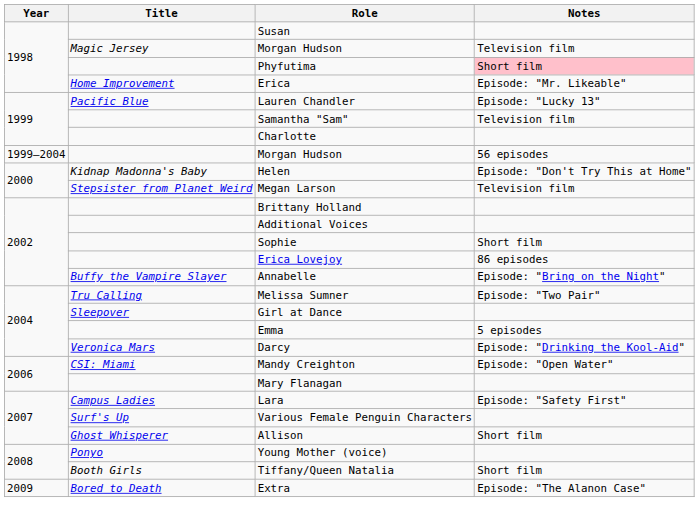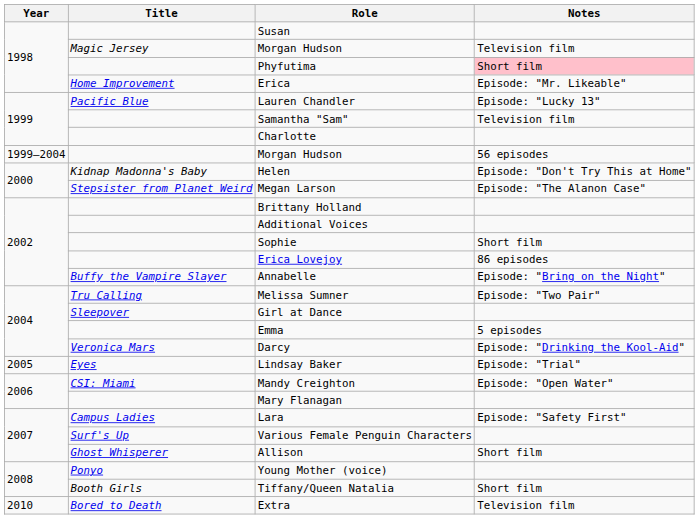(526, 189) Television film -> (562, 189) Episode: "The Alanon Case"
+ row: (84, 365)
(20, 488) 2009 -> (20, 506) 2010
(562, 488) Episode: "The Alanon Case" -> (526, 506) Television film
